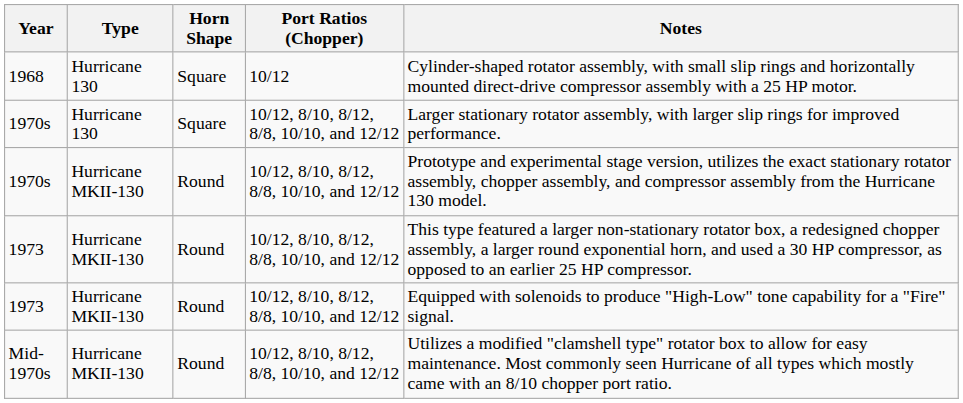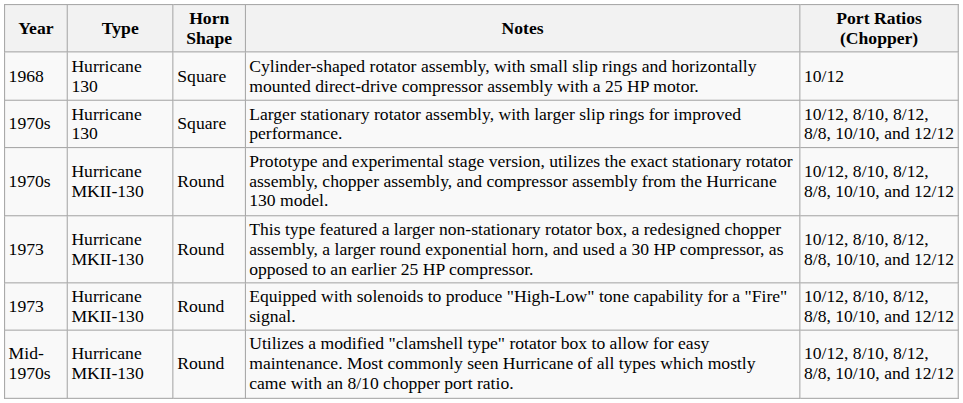columns swapped: (324, 28) <-> (681, 28)
